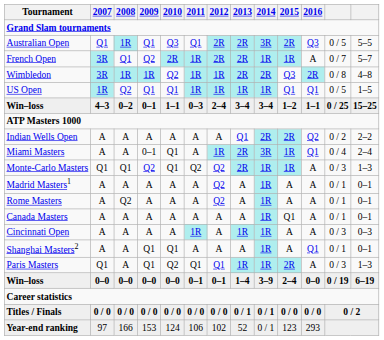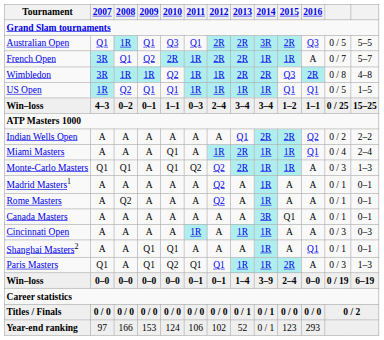(149, 152) 0–1 -> (149, 152) A
(266, 152) 3R -> (266, 152) 1R
(149, 168) Q2 -> (149, 168) A
(266, 217) 1R -> (266, 217) 3R
